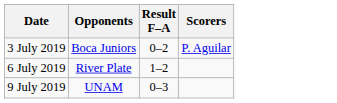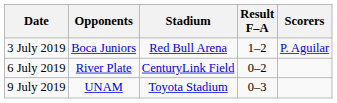+ column: (188, 21)
(159, 48) 0–2 -> (257, 48) 1–2
(159, 68) 1–2 -> (257, 68) 0–2
